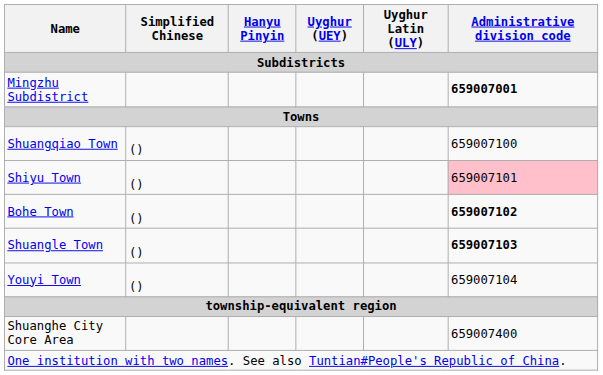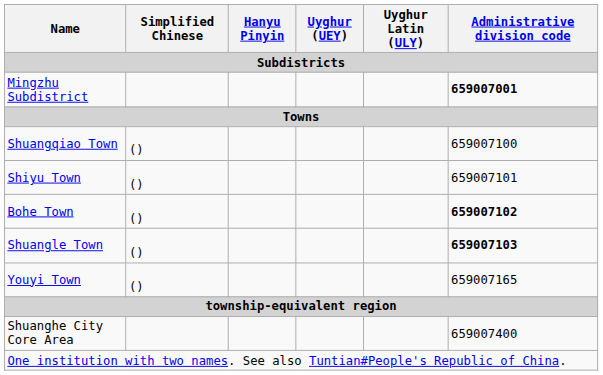(484, 177) pink background -> (484, 177) no background
(484, 280) 659007104 -> (484, 280) 659007165
